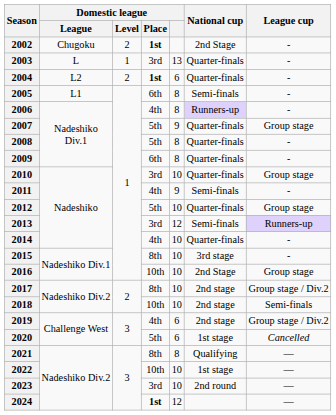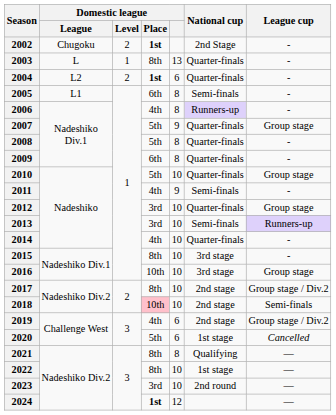(155, 61) 3rd -> (155, 61) 8th
(155, 175) 3rd -> (155, 175) 5th
(155, 207) 5th -> (155, 207) 3rd
(177, 223) 12 -> (177, 223) 10
(215, 272) 2nd Stage -> (215, 272) 3rd stage
(155, 304) no background -> (155, 304) pink background
(155, 369) 10th -> (155, 369) 8th
